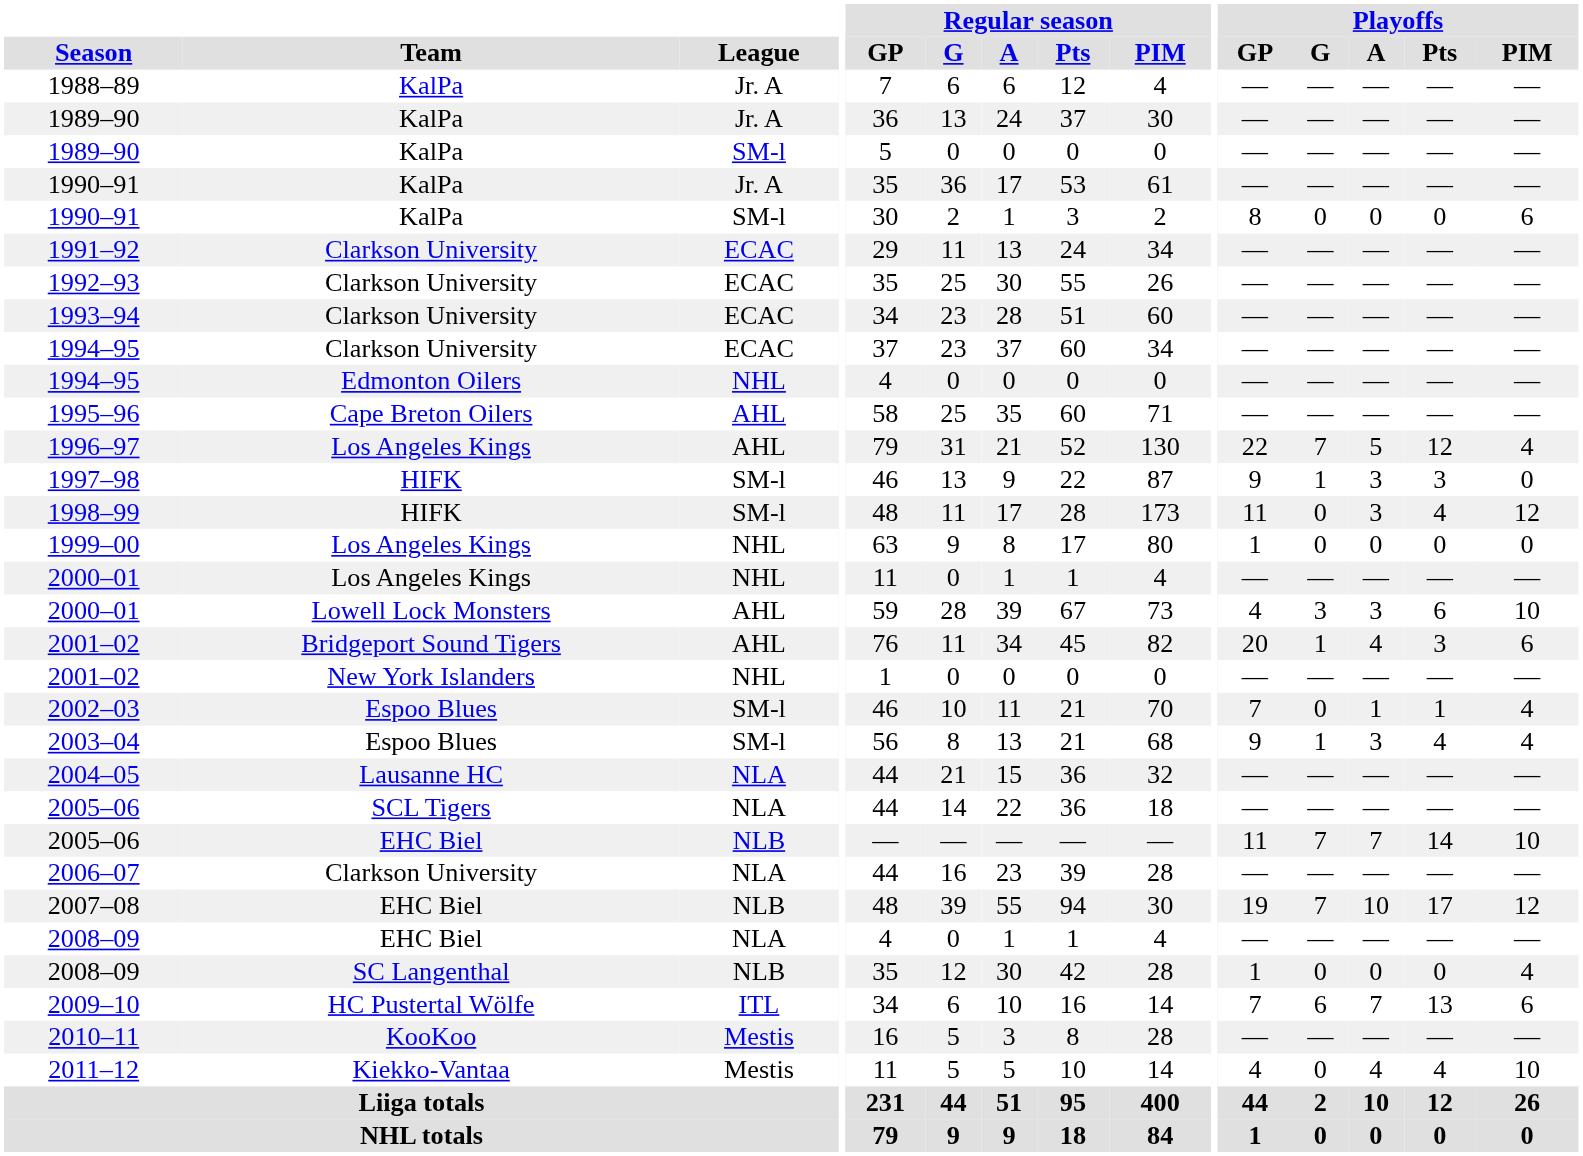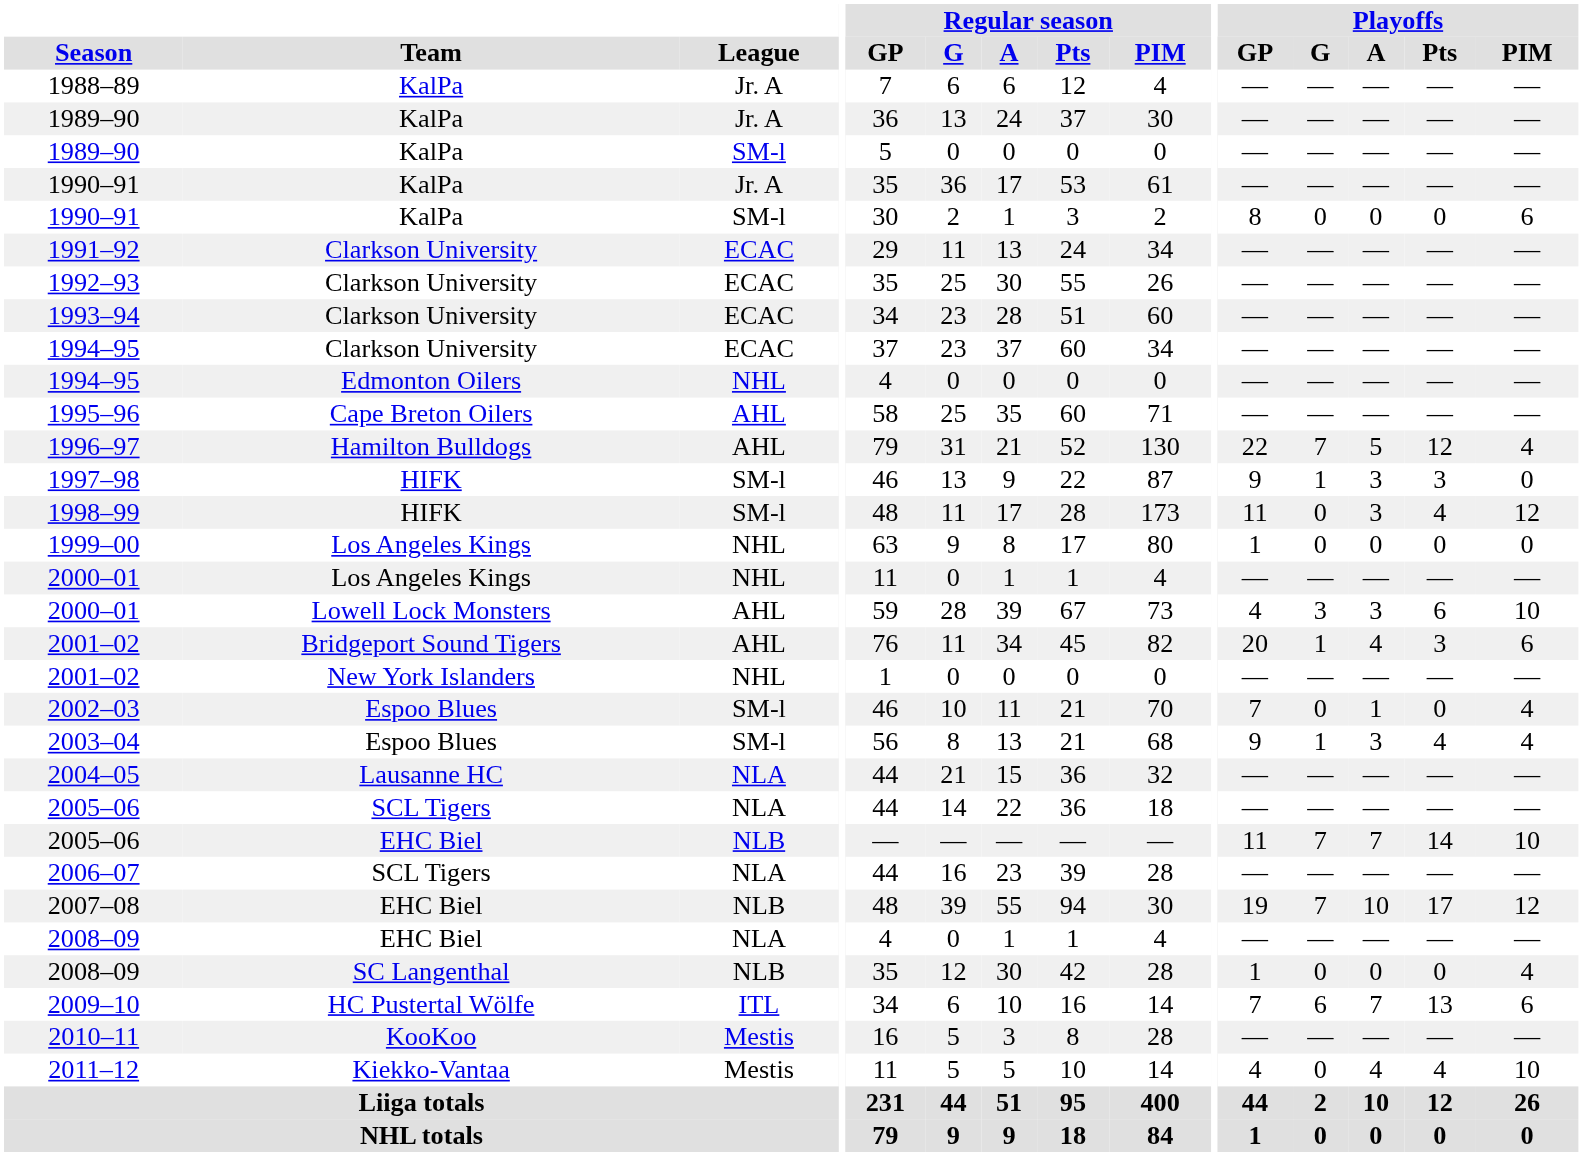(431, 446) Los Angeles Kings -> (431, 446) Hamilton Bulldogs
(1440, 708) 1 -> (1440, 708) 0
(431, 872) Clarkson University -> (431, 872) SCL Tigers
